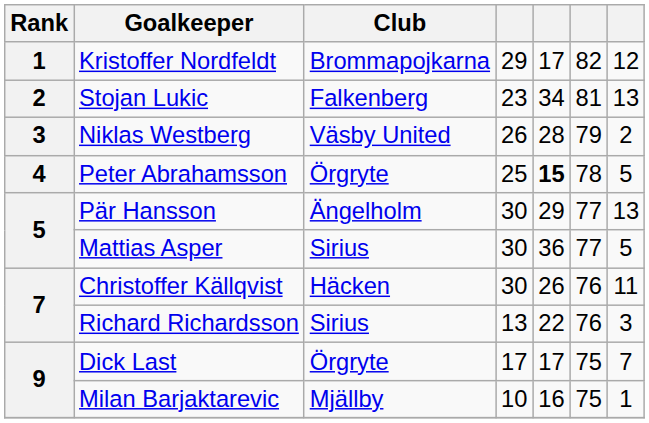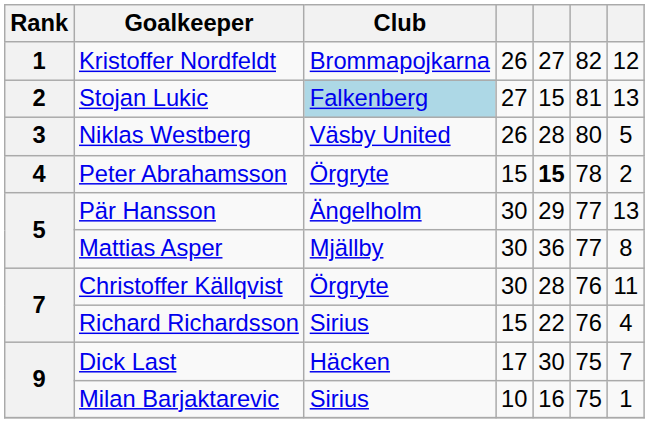(514, 60) 29 -> (514, 60) 26
(551, 60) 17 -> (551, 60) 27
(369, 98) no background -> (369, 98) lightblue background
(514, 98) 23 -> (514, 98) 27
(551, 98) 34 -> (551, 98) 15
(589, 135) 79 -> (589, 135) 80
(626, 135) 2 -> (626, 135) 5
(514, 173) 25 -> (514, 173) 15
(626, 173) 5 -> (626, 173) 2
(339, 248) Sirius -> (347, 248) Mjällby
(626, 248) 5 -> (626, 248) 8
(350, 286) Häcken -> (349, 286) Örgryte
(551, 286) 26 -> (551, 286) 28
(514, 323) 13 -> (514, 323) 15
(626, 323) 3 -> (626, 323) 4
(349, 361) Örgryte -> (350, 361) Häcken
(551, 361) 17 -> (551, 361) 30
(347, 398) Mjällby -> (339, 398) Sirius
